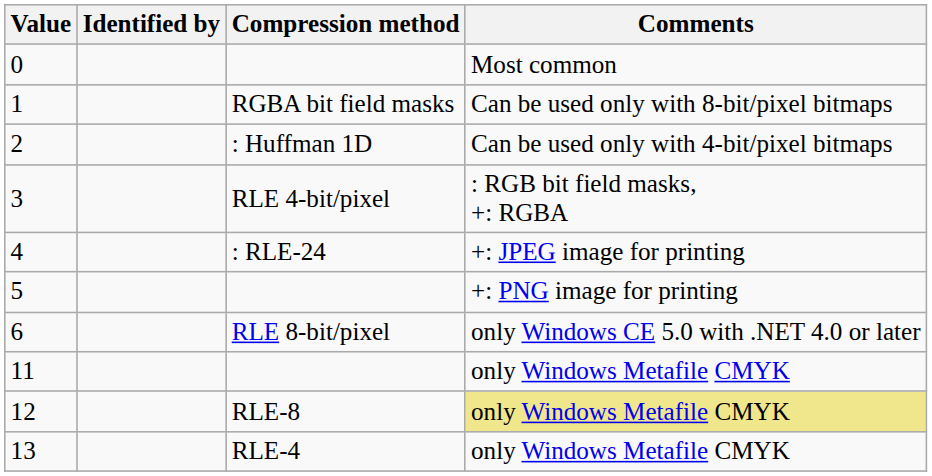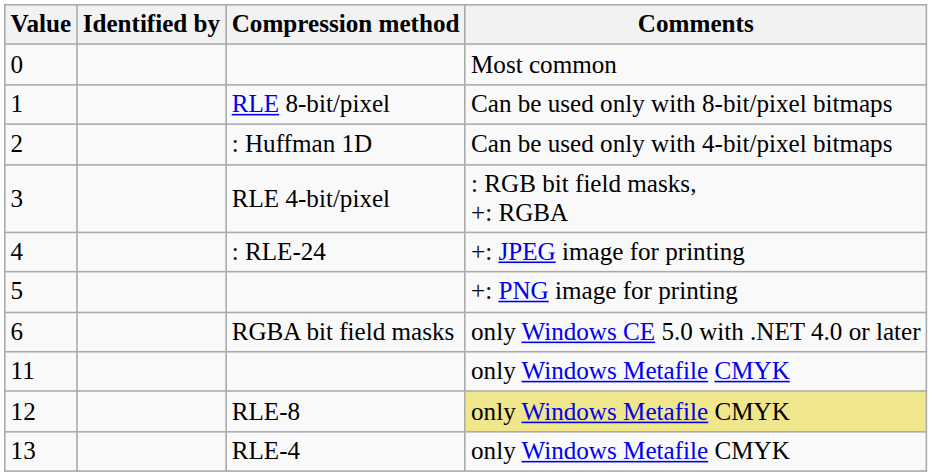(343, 104) RGBA bit field masks -> (311, 104) RLE 8-bit/pixel
(311, 331) RLE 8-bit/pixel -> (343, 331) RGBA bit field masks
